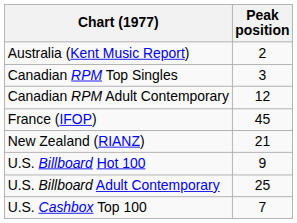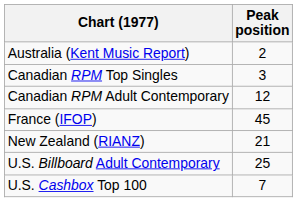- row: (77, 163)
